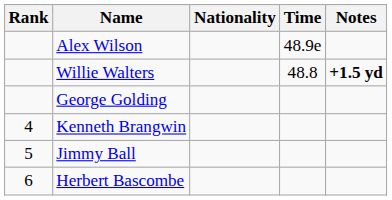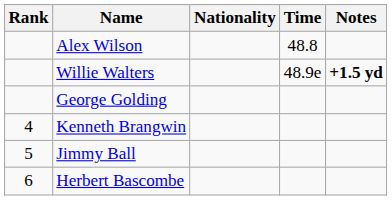(303, 45) 48.9e -> (303, 45) 48.8
(303, 72) 48.8 -> (303, 72) 48.9e
